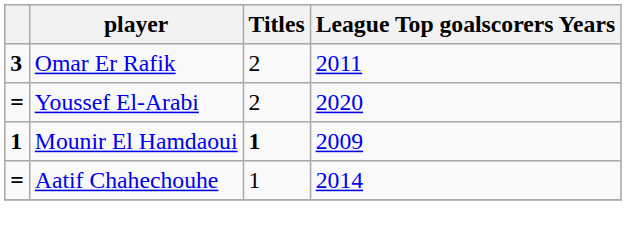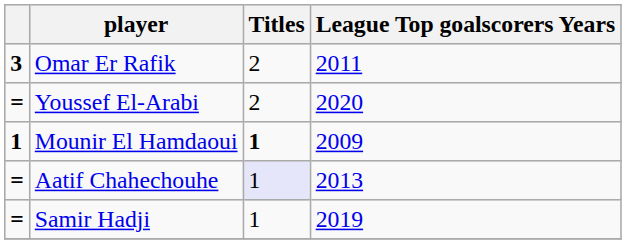(254, 180) no background -> (254, 180) lavender background
(339, 180) 2014 -> (339, 180) 2013
+ row: (92, 219)
